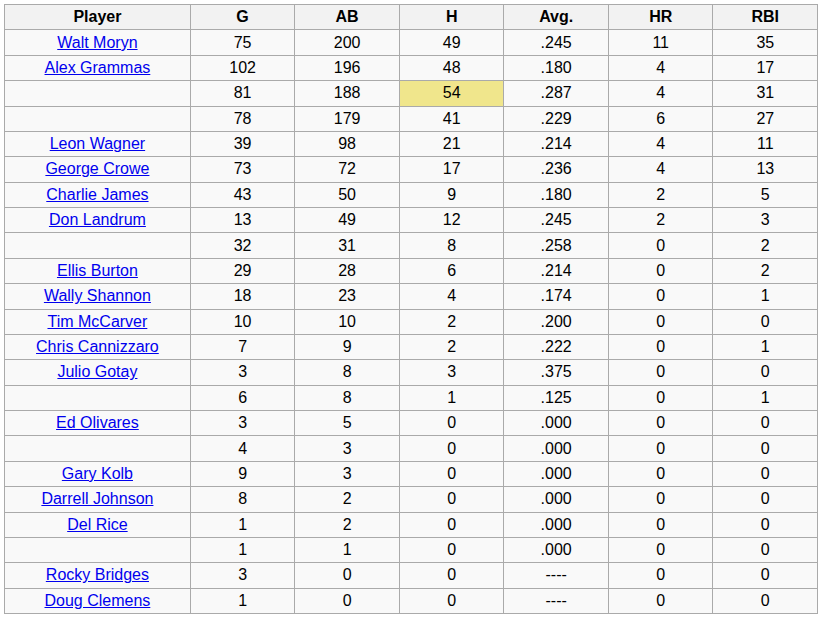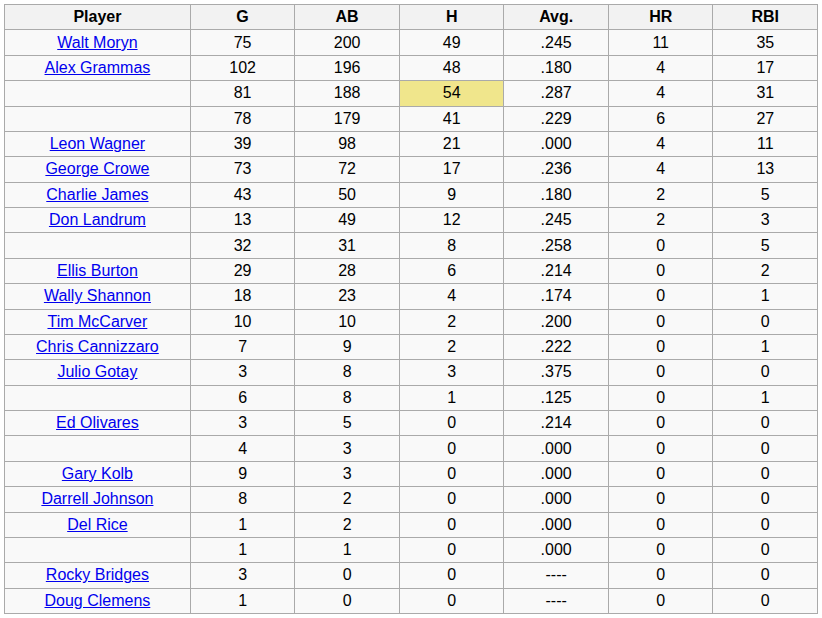(556, 144) .214 -> (556, 144) .000
(765, 245) 2 -> (765, 245) 5
(556, 423) .000 -> (556, 423) .214
